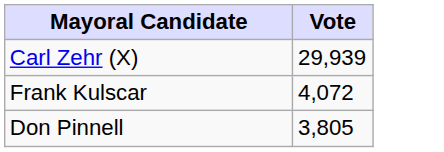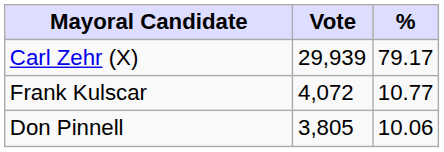+ column: (406, 22)
